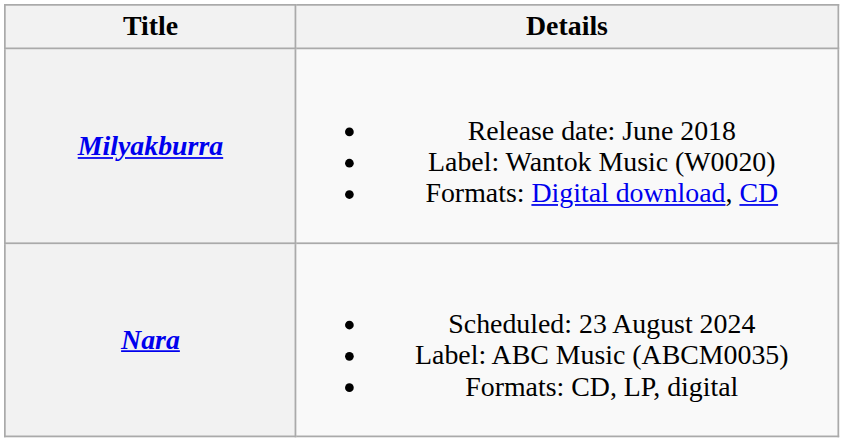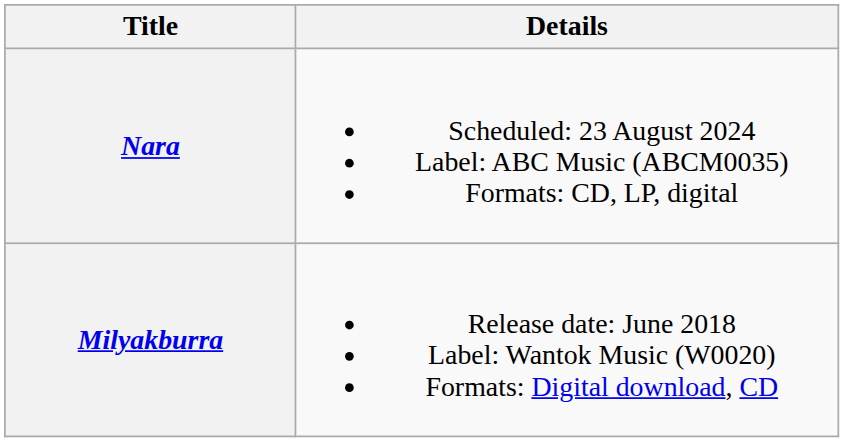rows swapped: (150, 145) <-> (150, 339)
